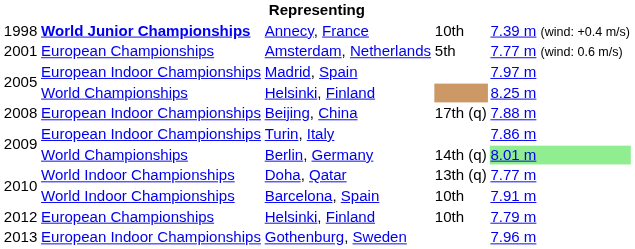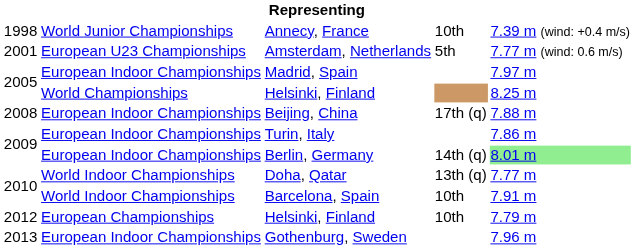(146, 30) bold -> (137, 30) normal
(128, 51) European Championships -> (143, 51) European U23 Championships
(114, 155) World Championships -> (151, 155) European Indoor Championships
